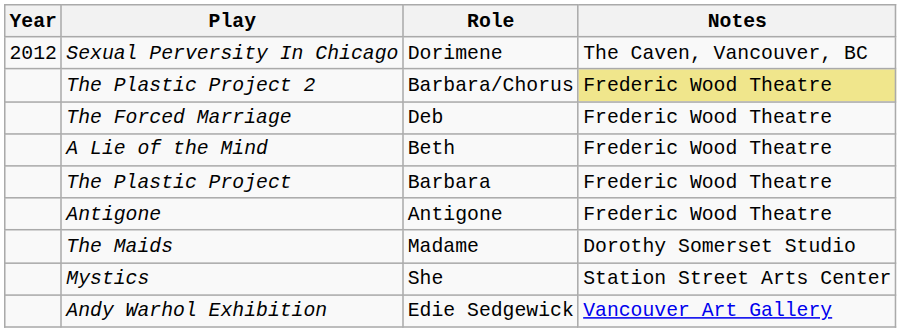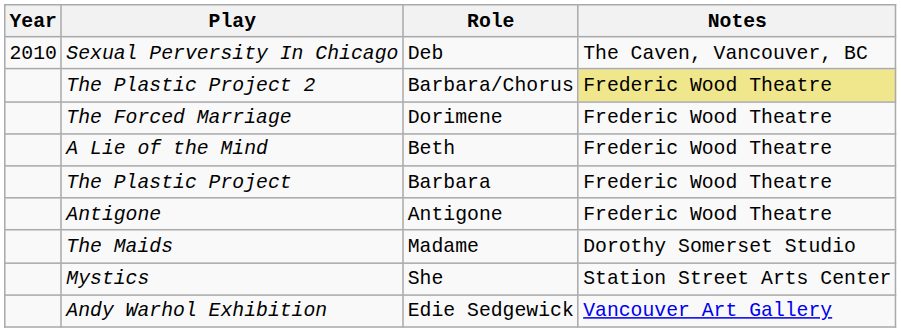(33, 53) 2012 -> (33, 53) 2010
(455, 53) Dorimene -> (426, 53) Deb
(426, 117) Deb -> (455, 117) Dorimene
